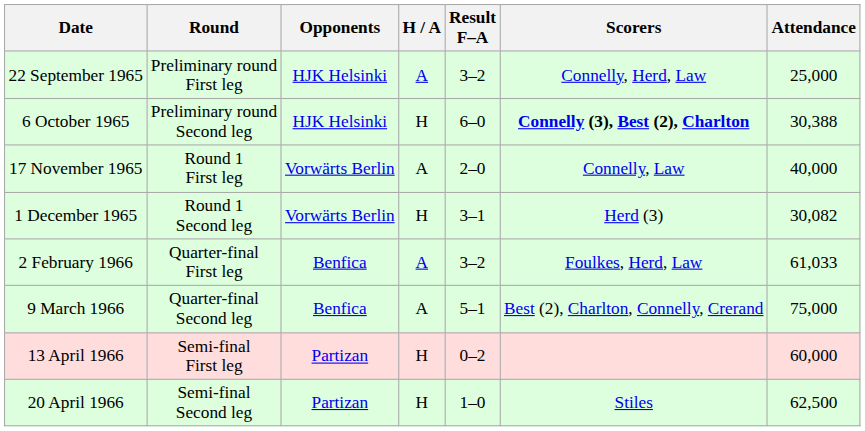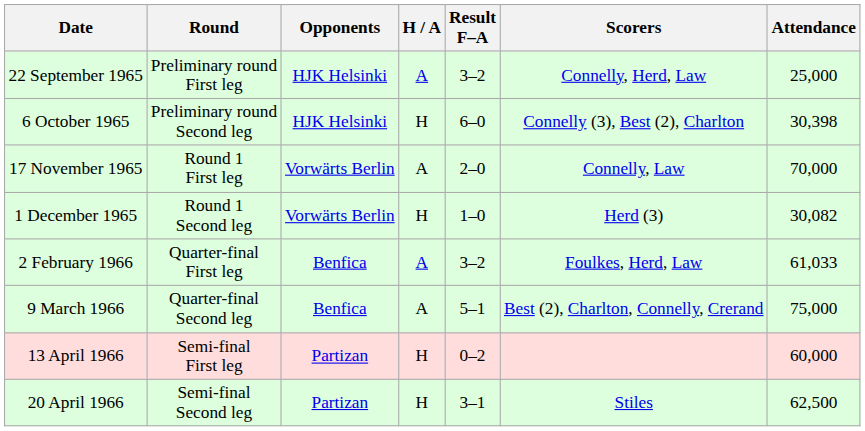(634, 121) bold -> (634, 121) normal
(814, 121) 30,388 -> (814, 121) 30,398
(814, 168) 40,000 -> (814, 168) 70,000
(473, 215) 3–1 -> (473, 215) 1–0
(473, 402) 1–0 -> (473, 402) 3–1
